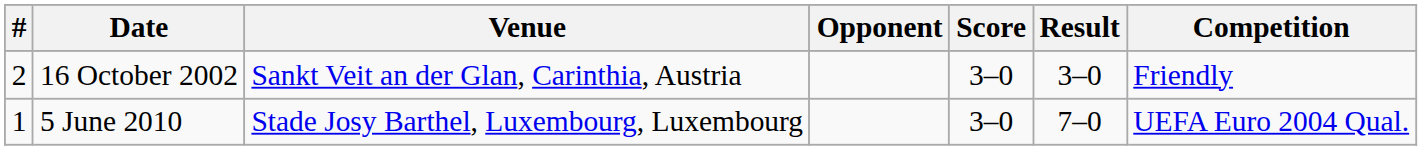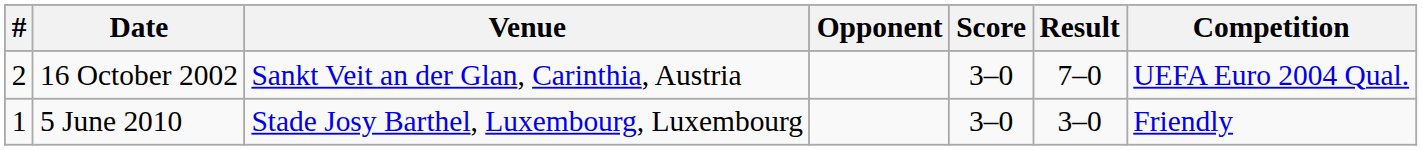(1080, 74) 3–0 -> (1080, 74) 7–0
(1183, 74) Friendly -> (1271, 74) UEFA Euro 2004 Qual.
(1080, 121) 7–0 -> (1080, 121) 3–0
(1271, 121) UEFA Euro 2004 Qual. -> (1183, 121) Friendly
